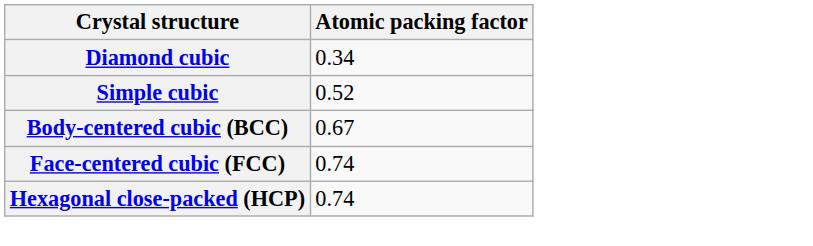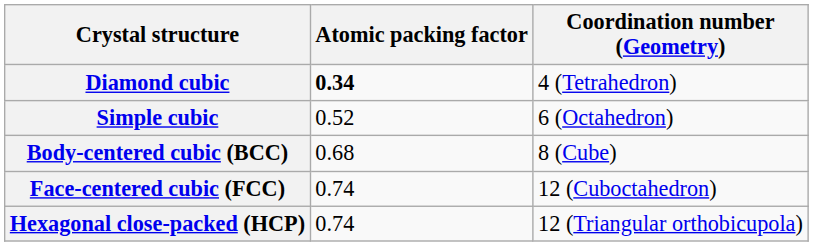+ column: (670, 34)
(335, 57) normal -> (335, 82) bold
(335, 127) 0.67 -> (335, 152) 0.68
